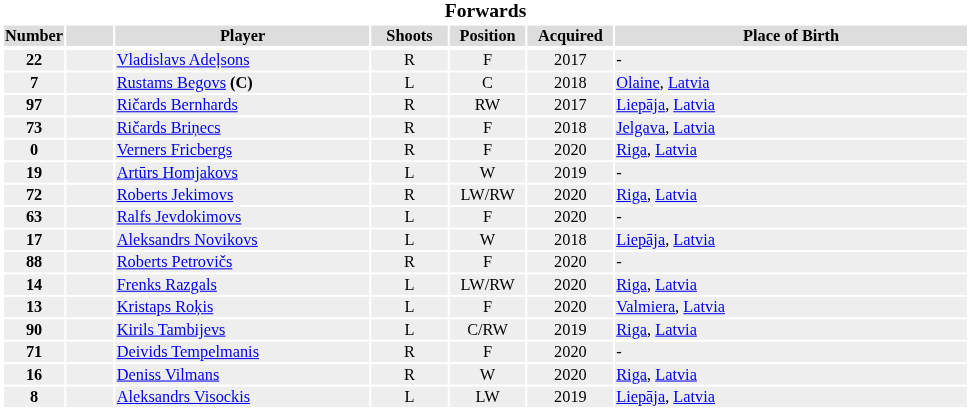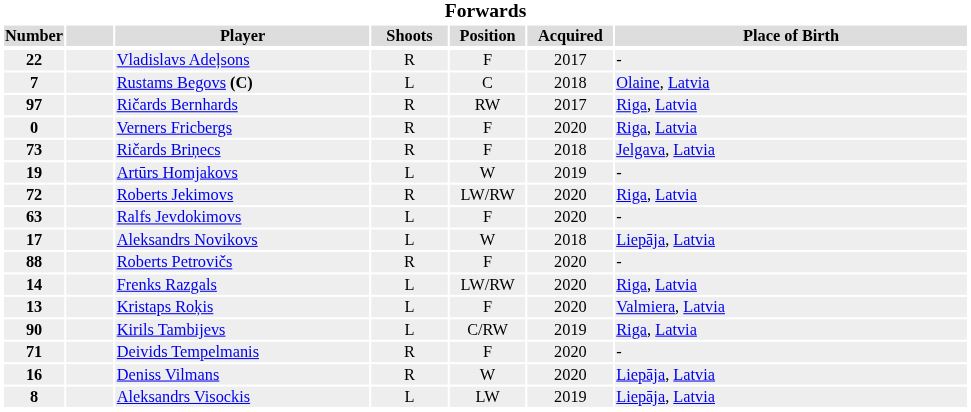(666, 105) Liepāja, Latvia -> (657, 105) Riga, Latvia
rows swapped: (169, 127) <-> (174, 149)
(657, 374) Riga, Latvia -> (666, 374) Liepāja, Latvia
